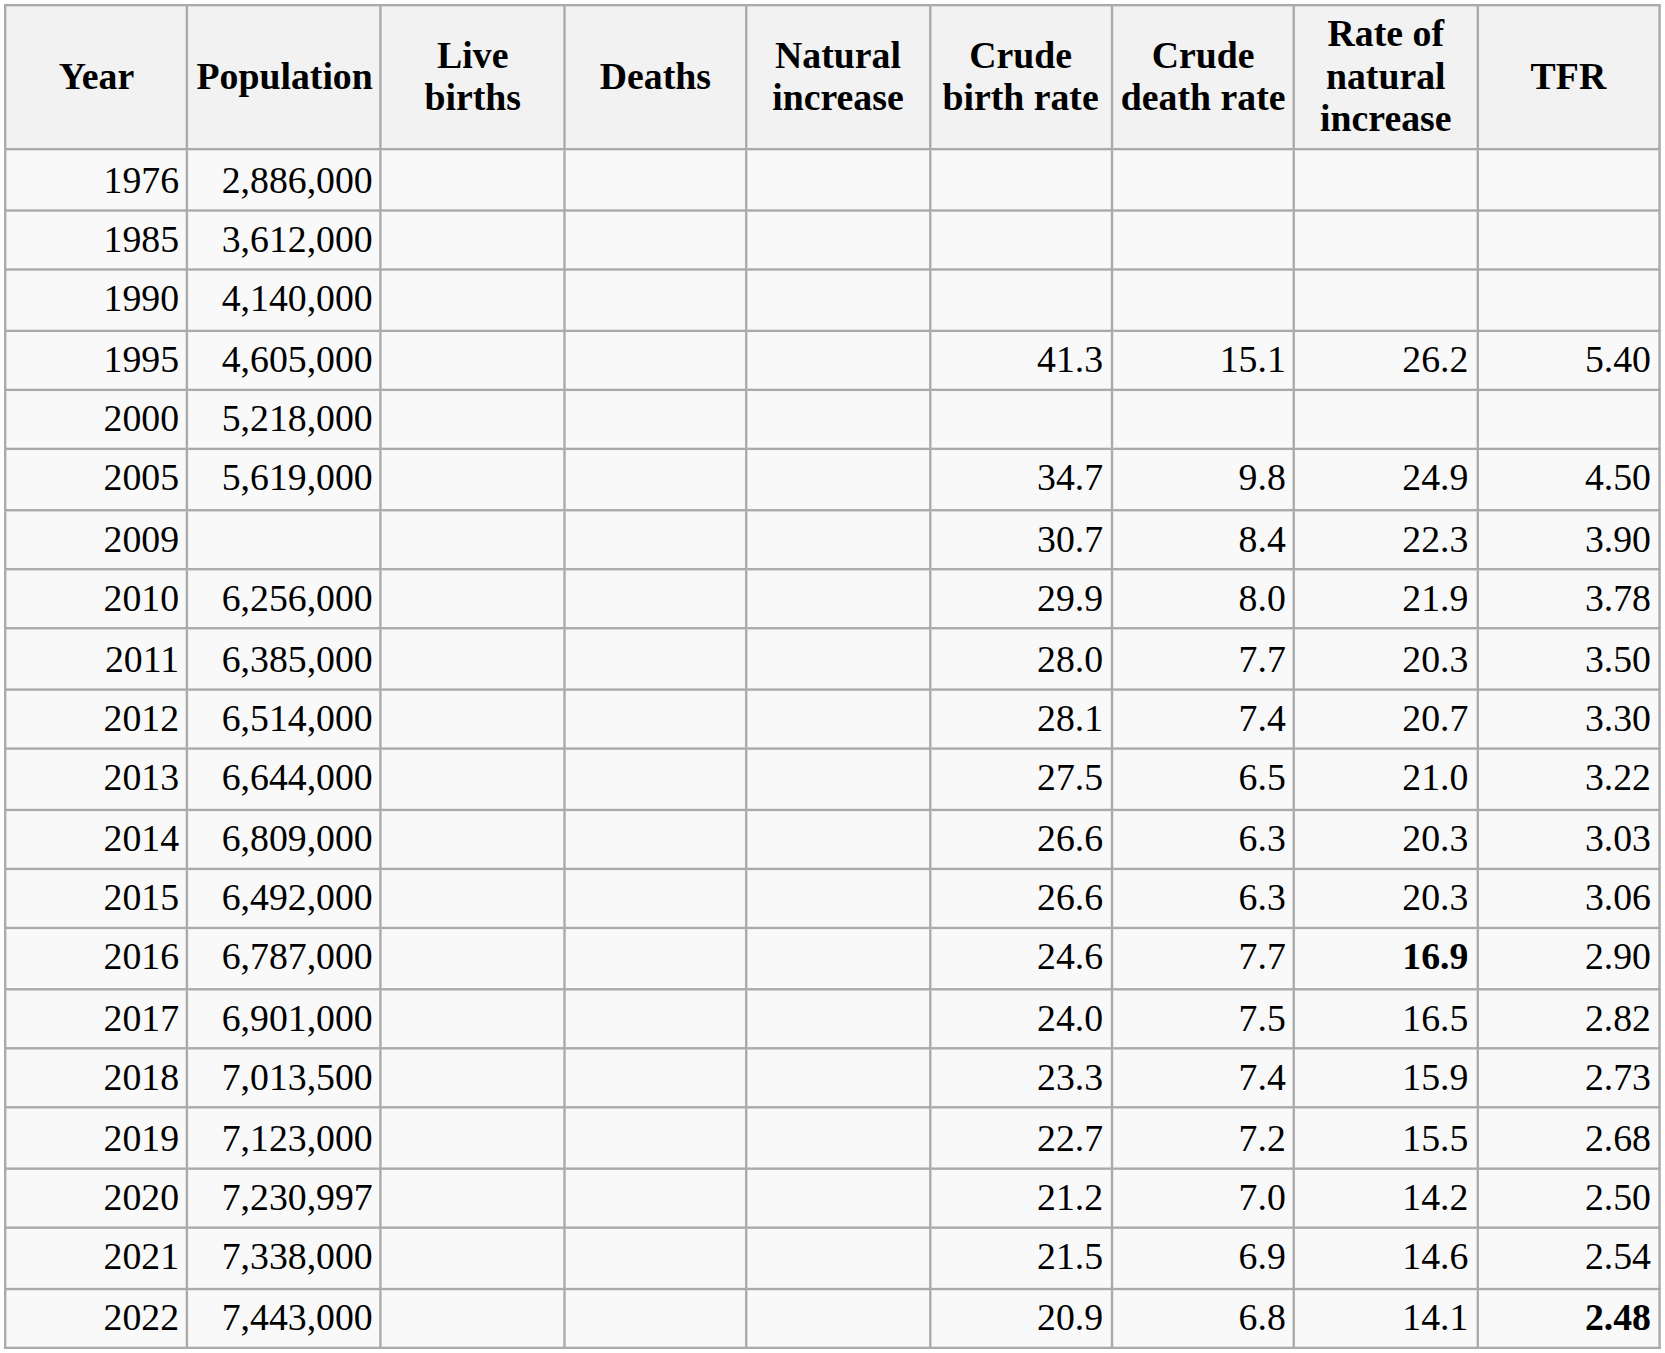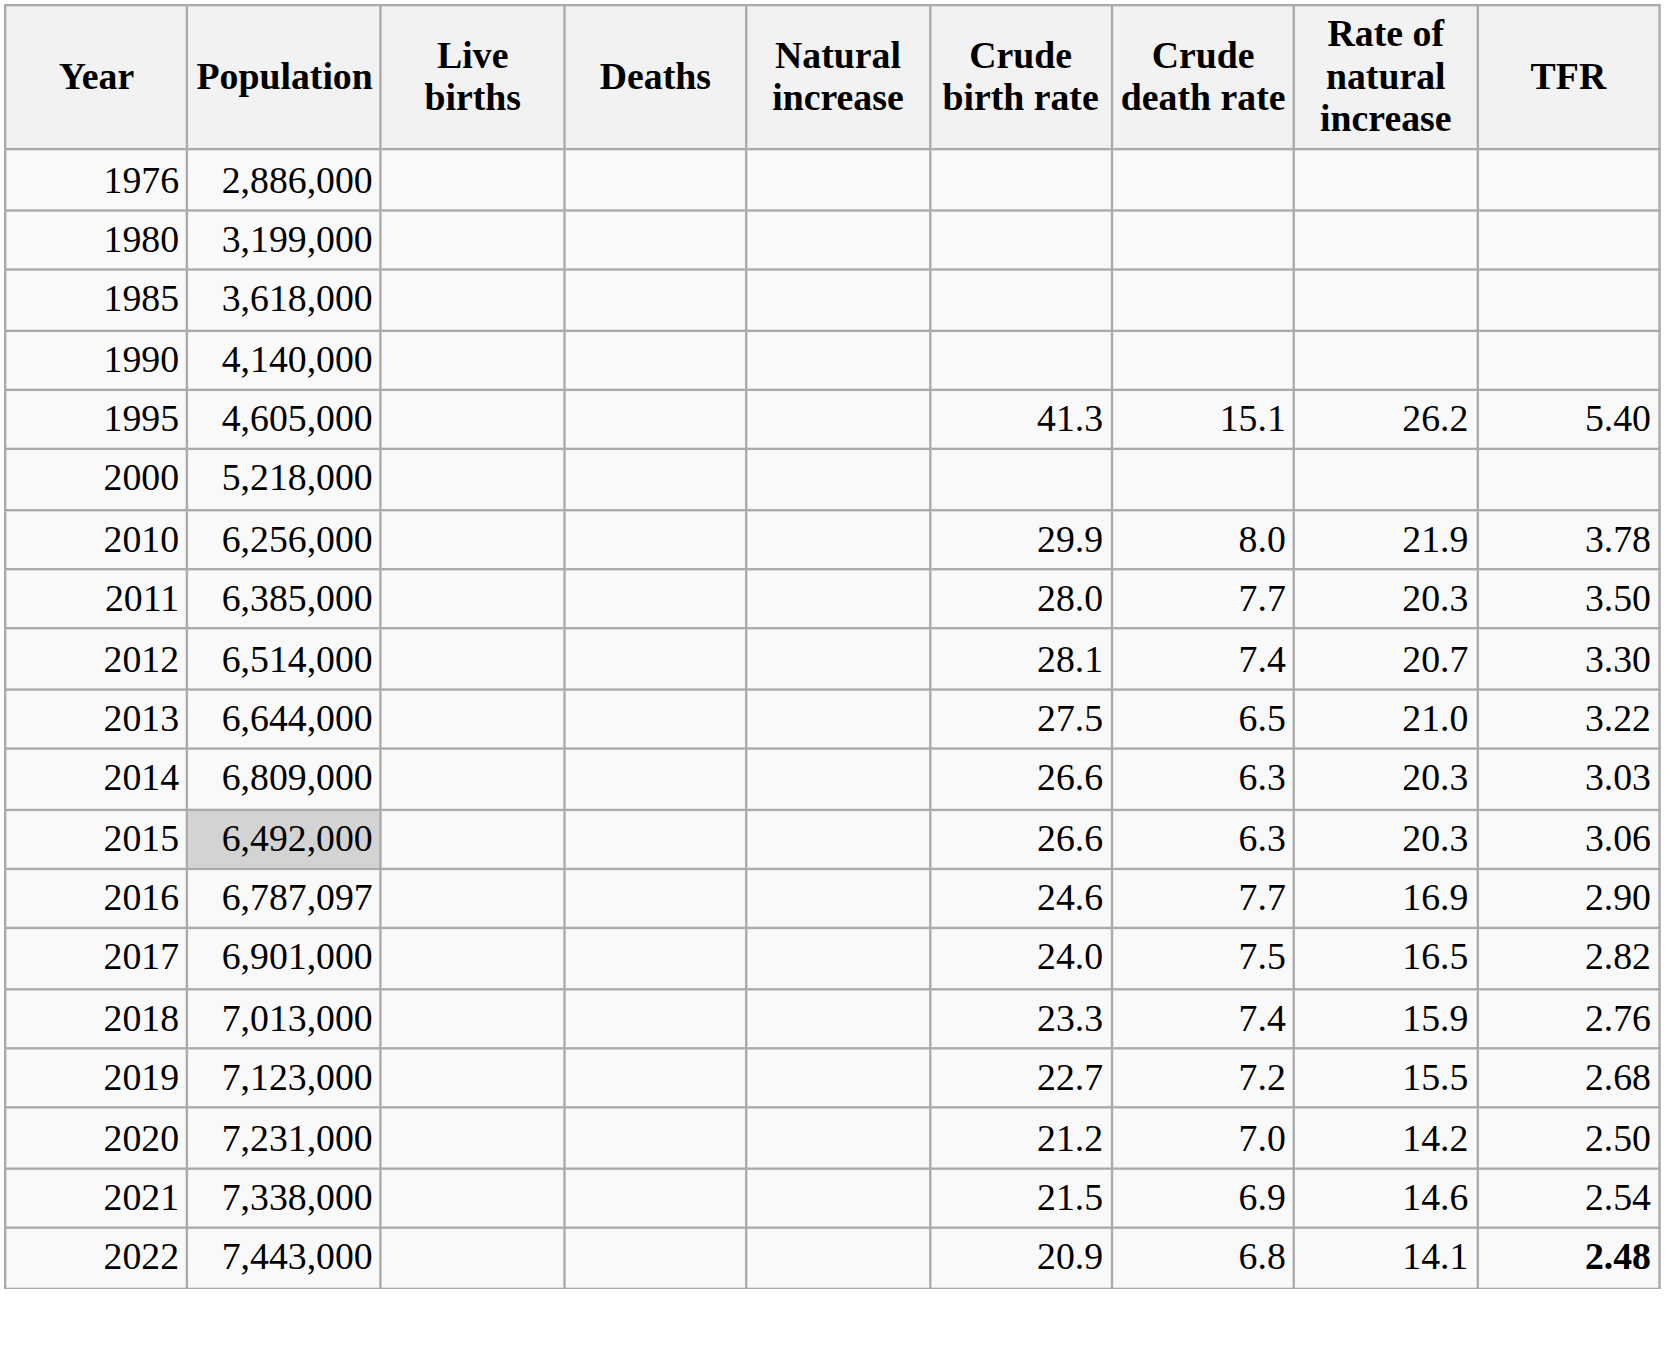+ row: (141, 239)
(297, 239) 3,612,000 -> (297, 299) 3,618,000
- row: (141, 478)
- row: (141, 538)
(297, 897) no background -> (297, 838) lightgrey background
(297, 957) 6,787,000 -> (297, 897) 6,787,097
(1435, 957) bold -> (1435, 897) normal
(297, 1077) 7,013,500 -> (297, 1017) 7,013,000
(1618, 1077) 2.73 -> (1618, 1017) 2.76
(297, 1197) 7,230,997 -> (297, 1137) 7,231,000
